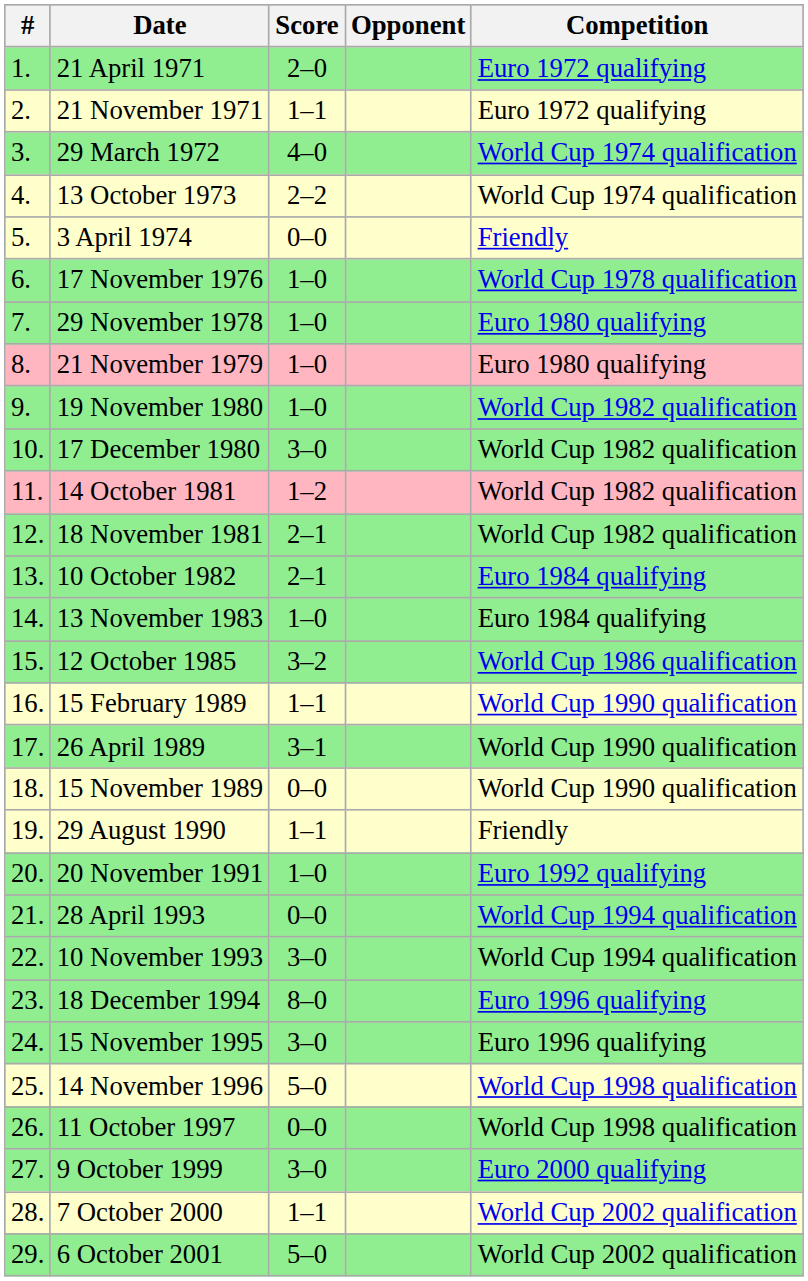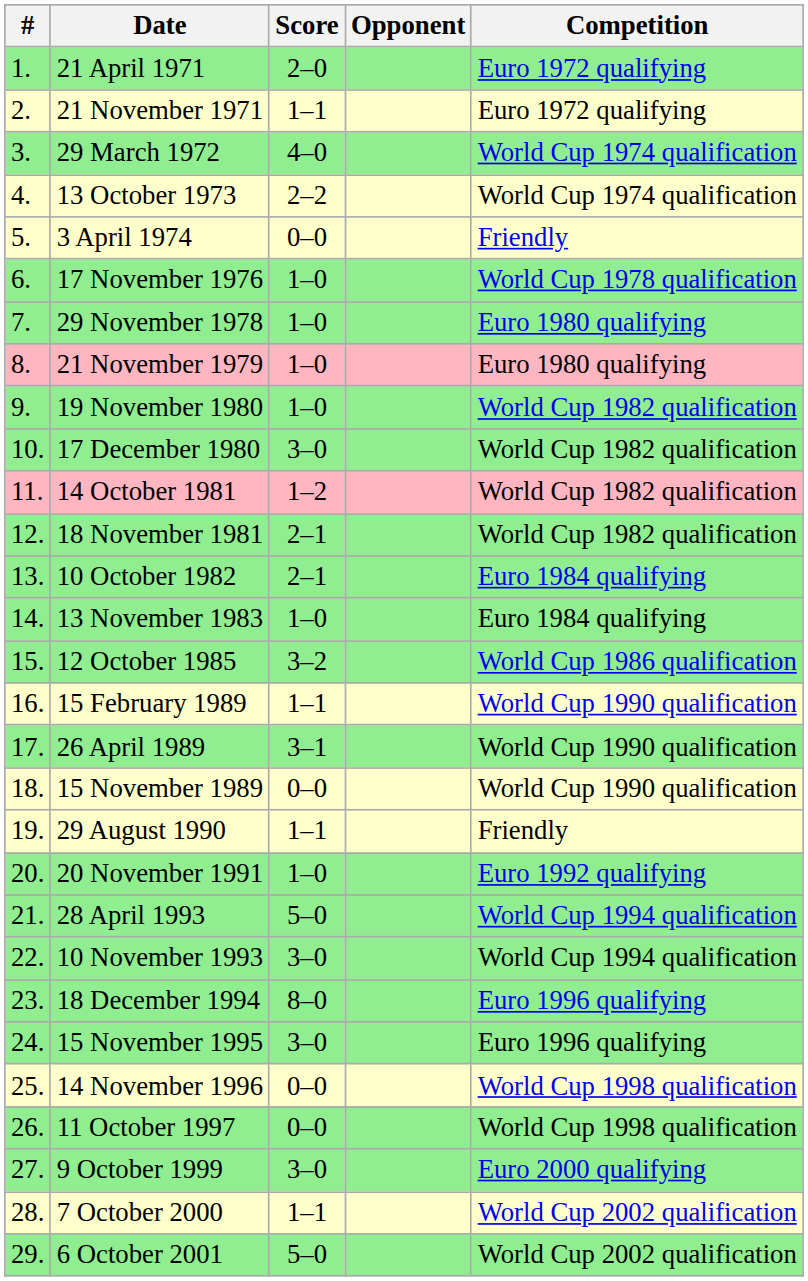(307, 915) 0–0 -> (307, 915) 5–0
(307, 1085) 5–0 -> (307, 1085) 0–0
